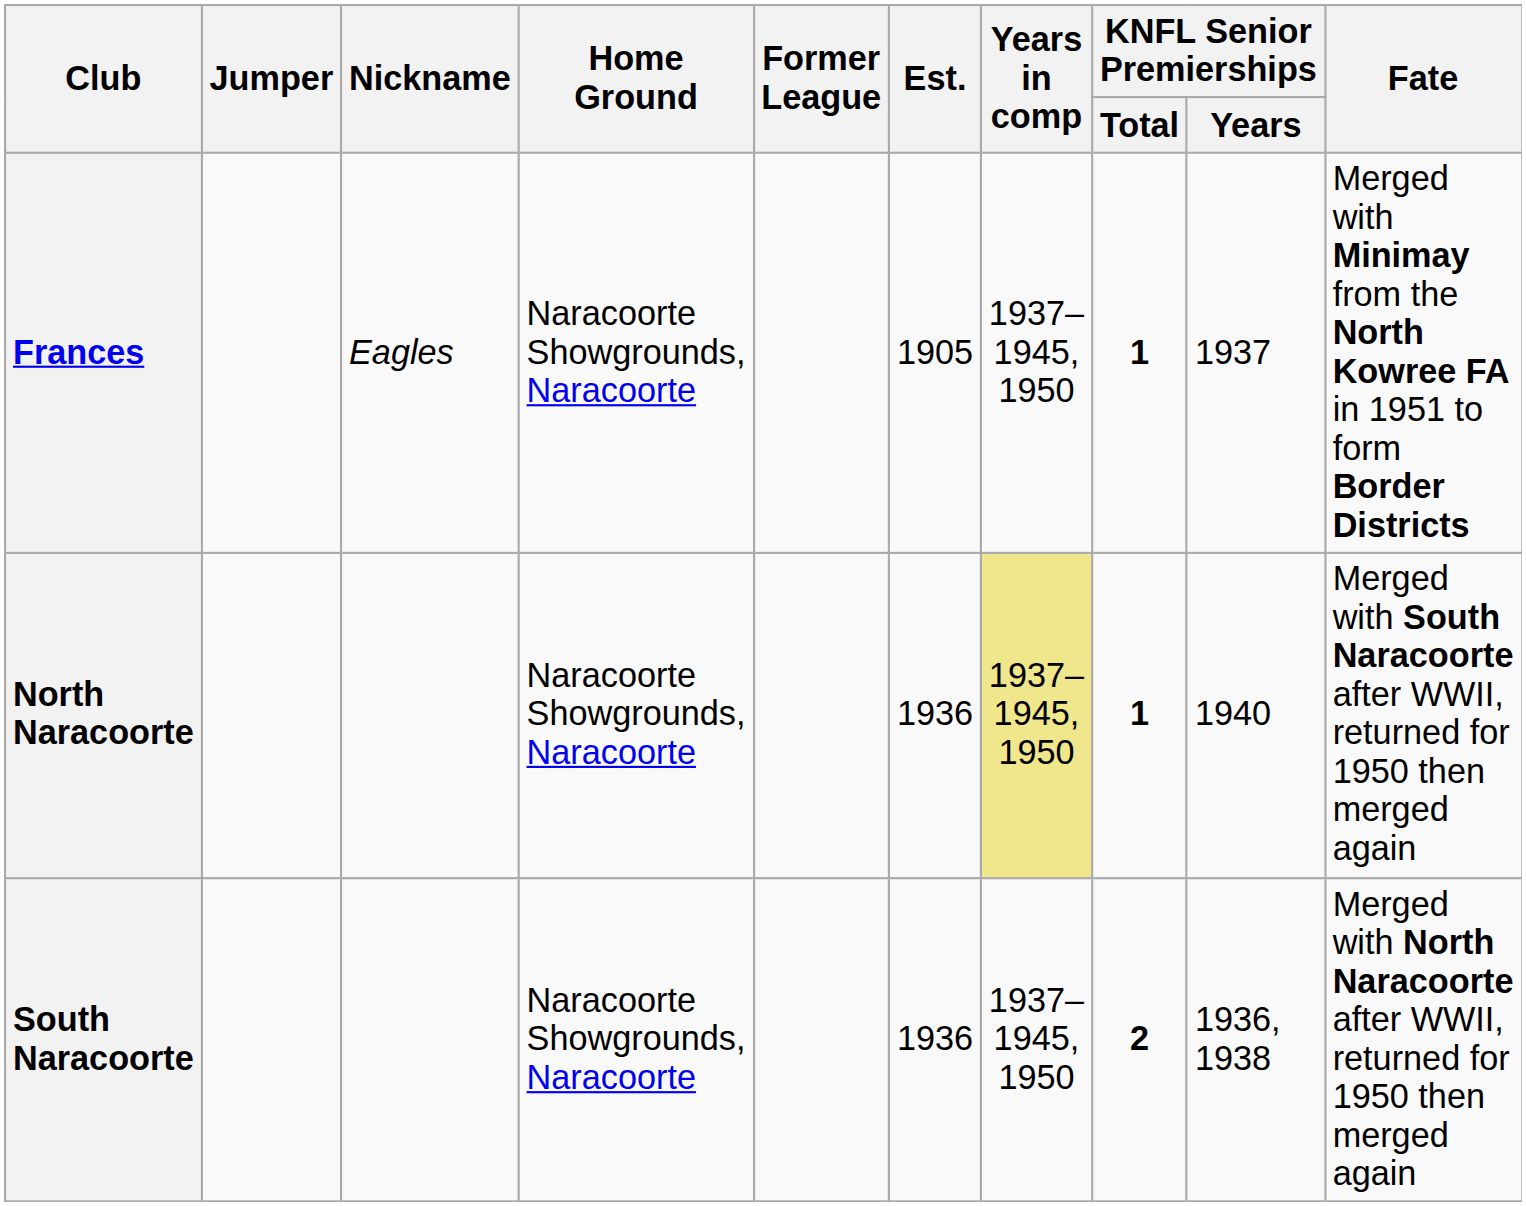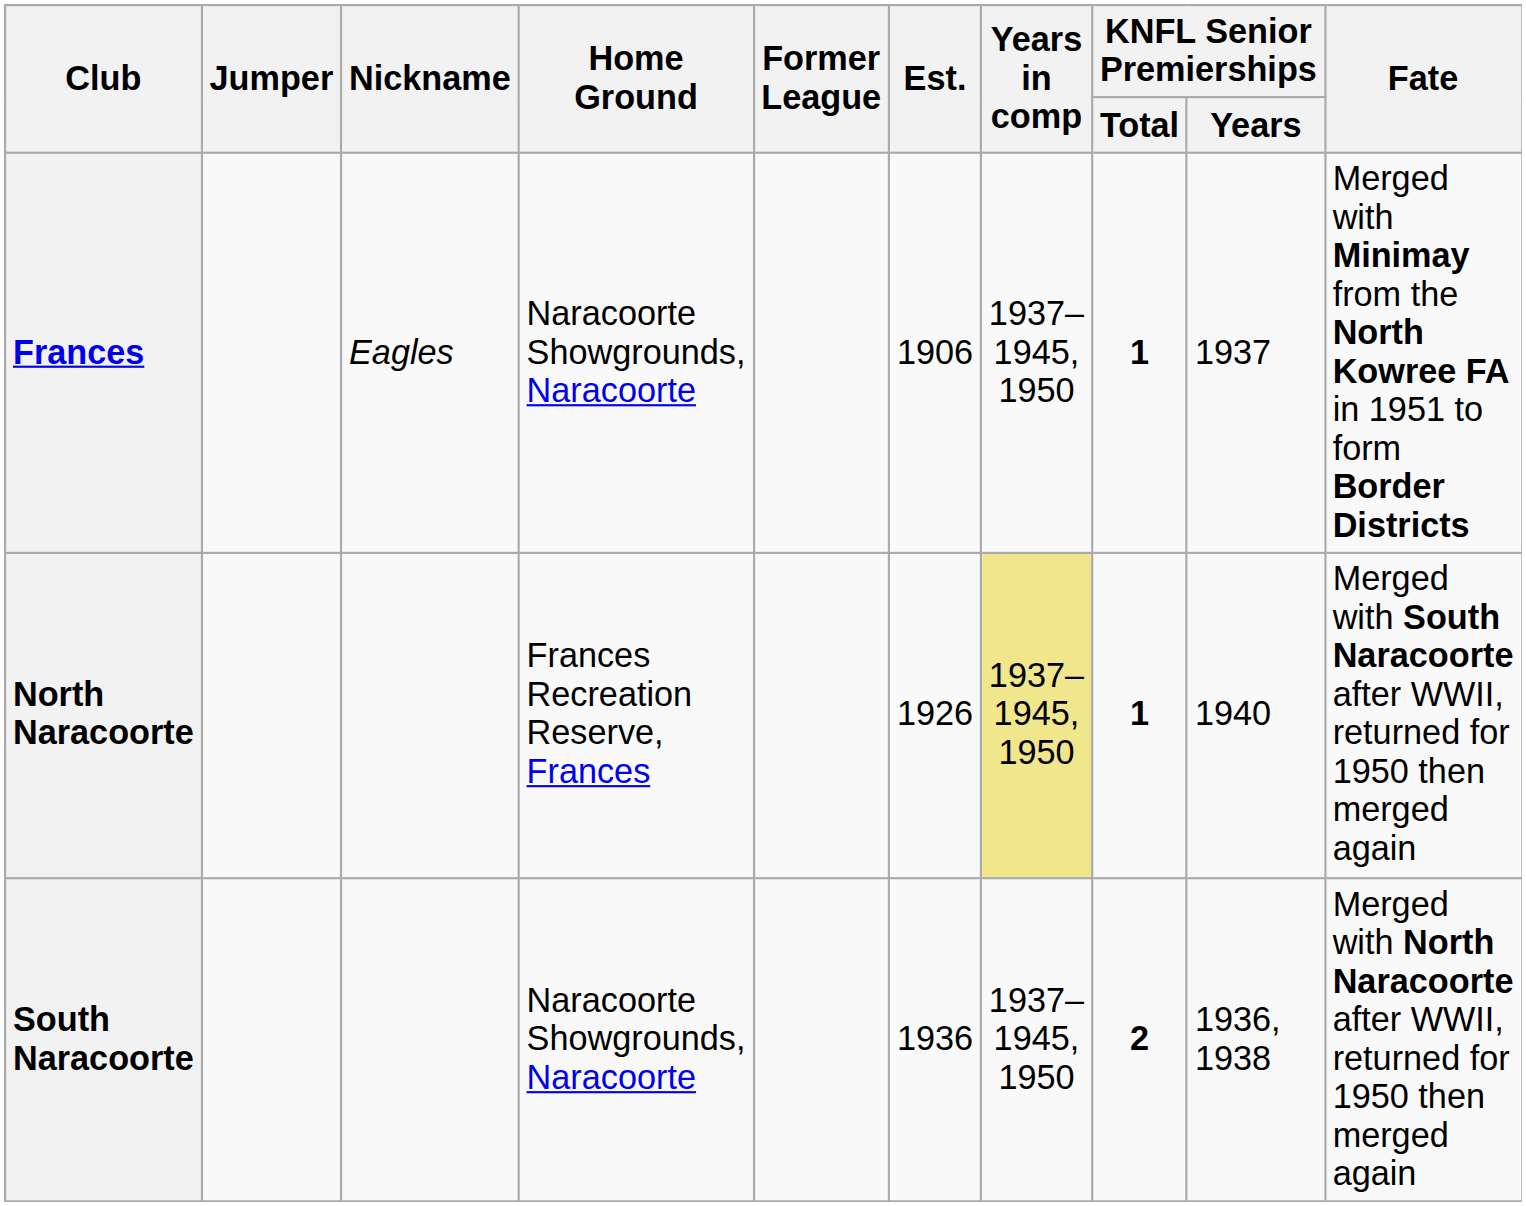(935, 352) 1905 -> (935, 352) 1906
(636, 714) Naracoorte Showgrounds, Naracoorte -> (609, 714) Frances Recreation Reserve, Frances
(935, 714) 1936 -> (935, 714) 1926
